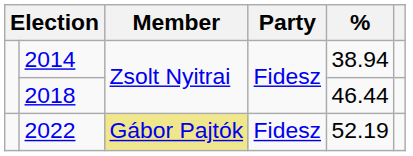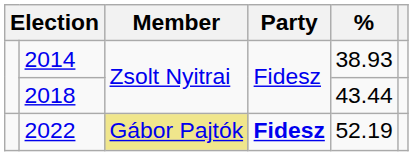(360, 58) 38.94 -> (364, 58) 38.93
(360, 95) 46.44 -> (364, 95) 43.44
(287, 131) normal -> (289, 131) bold
